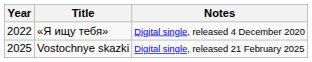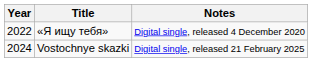(19, 48) 2025 -> (19, 48) 2024
